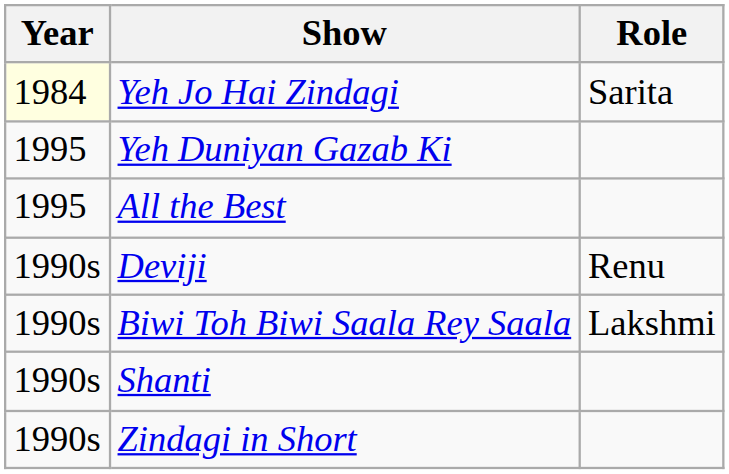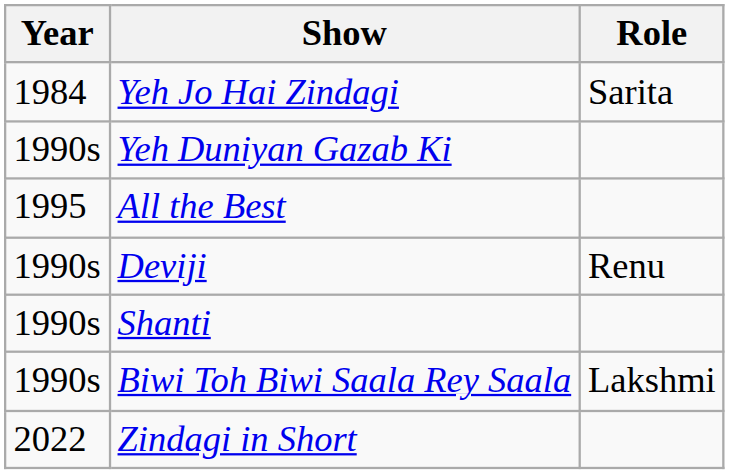(50, 91) lightyellow background -> (50, 91) no background
(50, 149) 1995 -> (57, 149) 1990s
rows swapped: (344, 322) <-> (164, 380)
(57, 438) 1990s -> (50, 438) 2022
